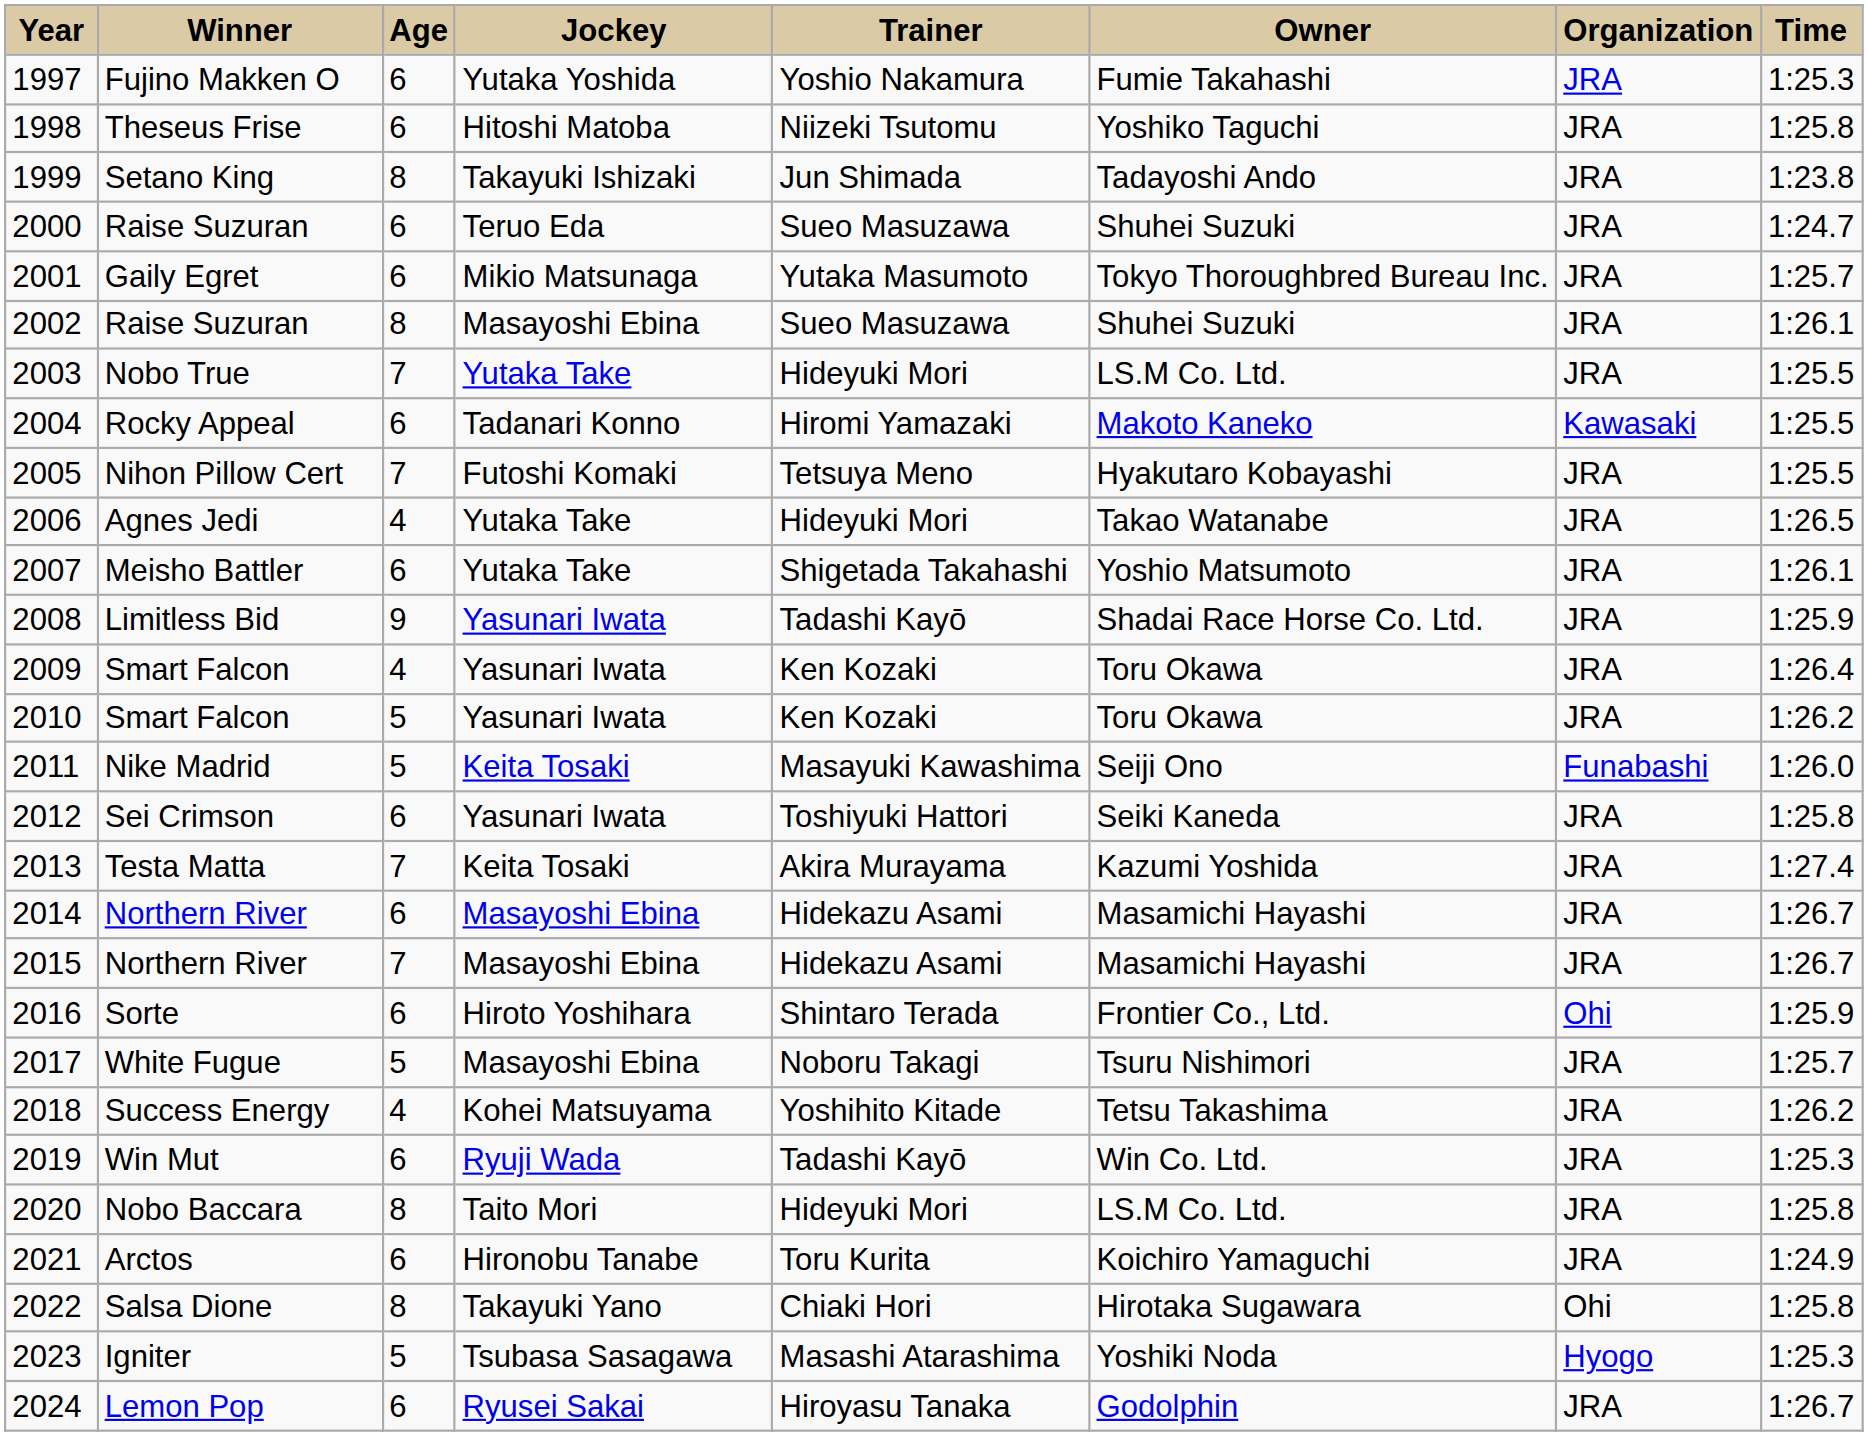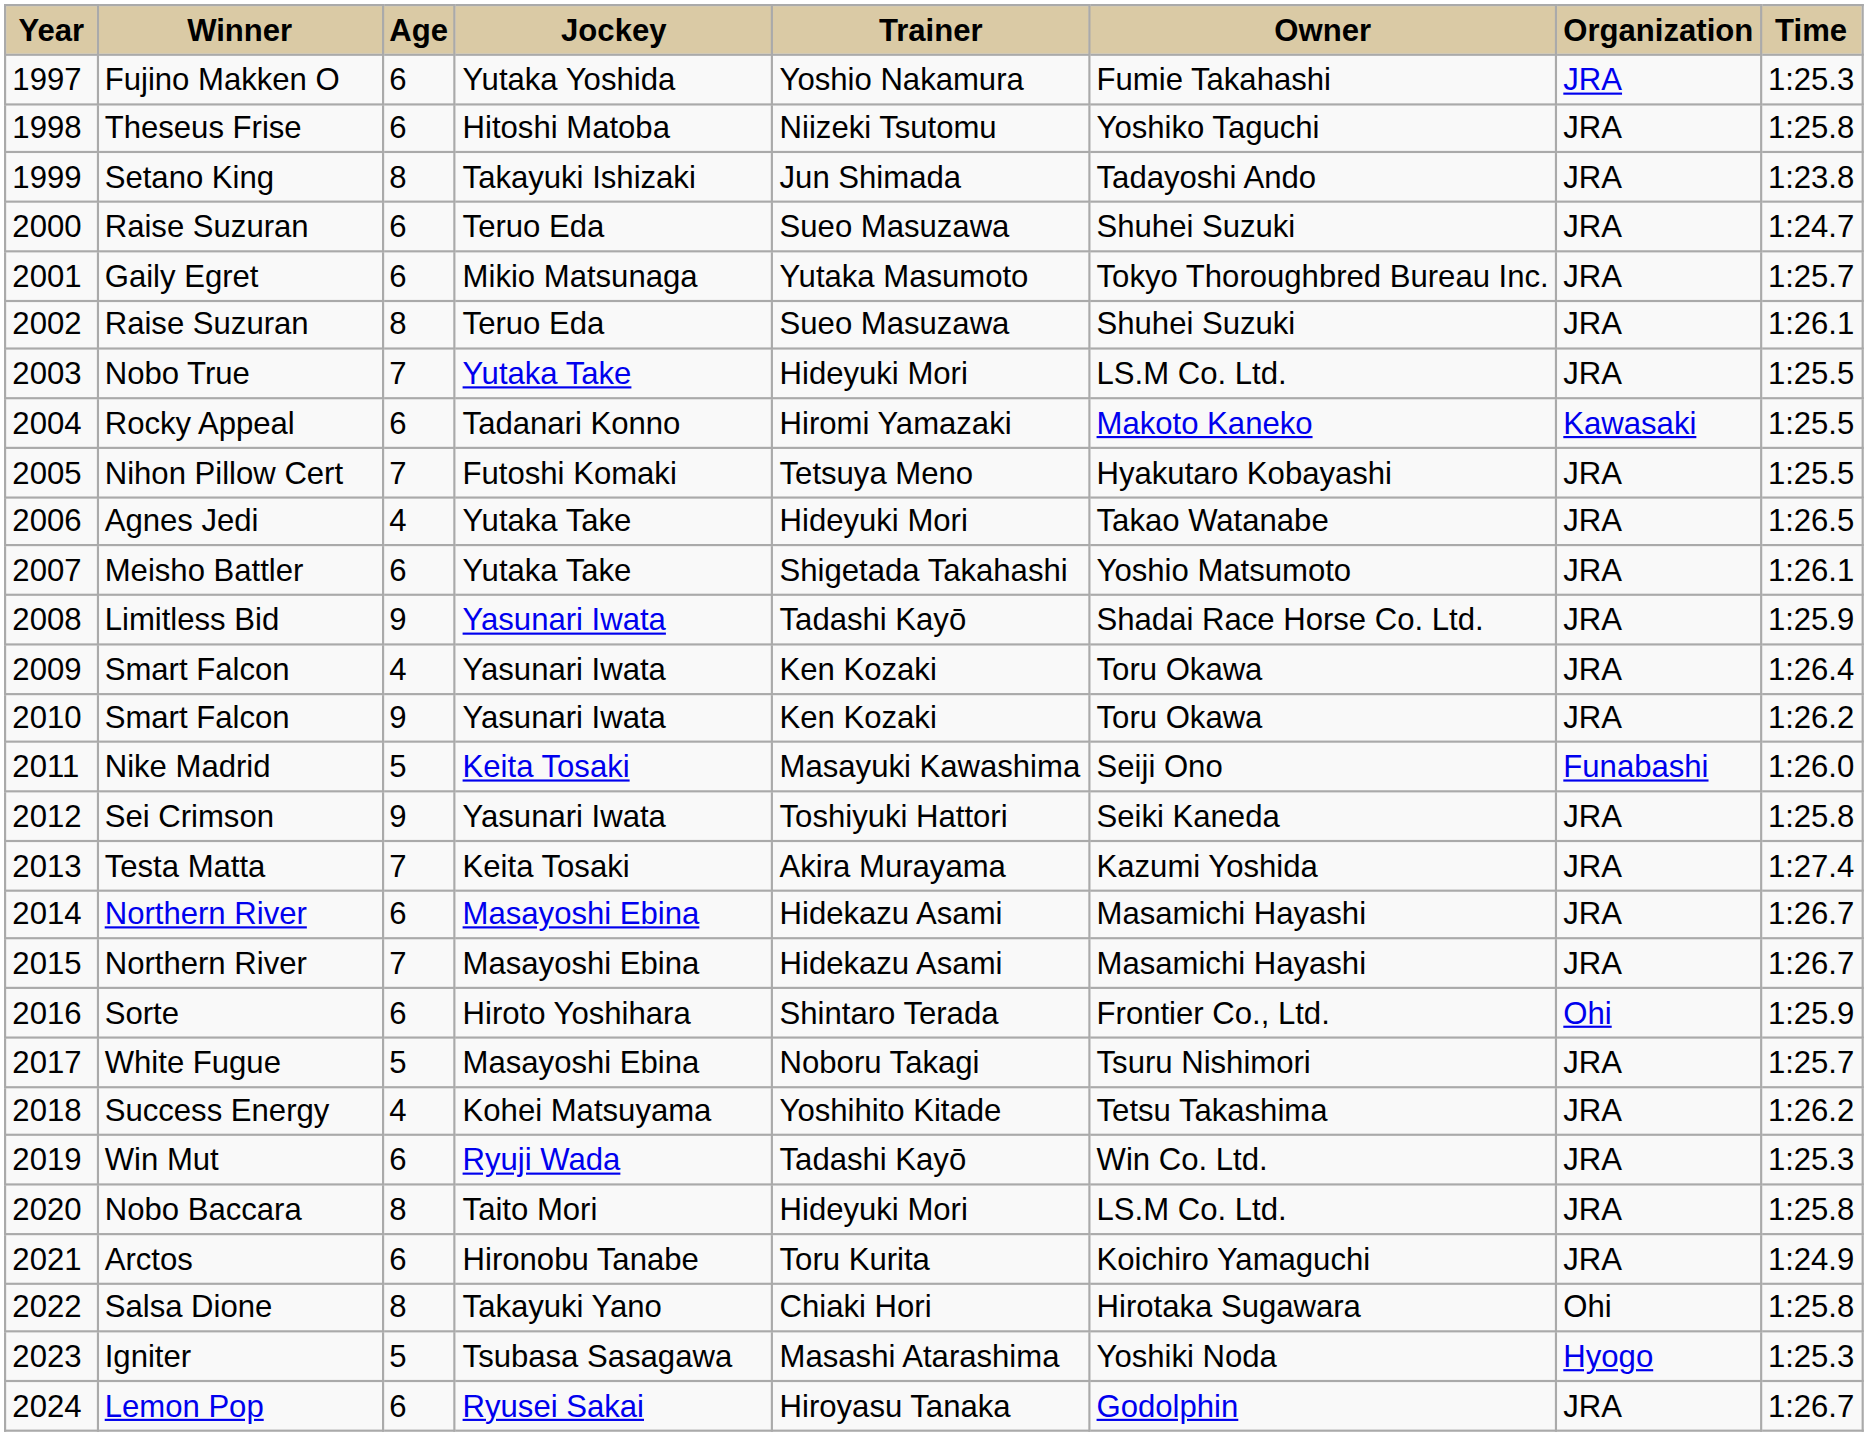(581, 325) Masayoshi Ebina -> (533, 325) Teruo Eda
(398, 718) 5 -> (398, 718) 9
(398, 816) 6 -> (398, 816) 9
